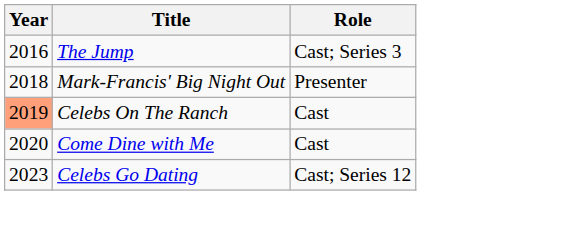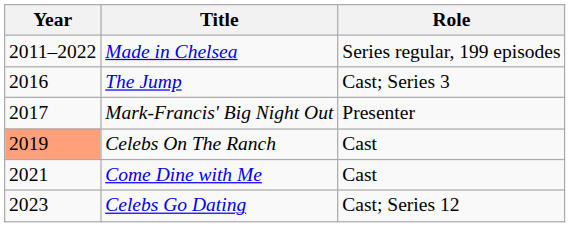+ row: (171, 50)
(29, 81) 2018 -> (29, 112) 2017
(29, 143) 2020 -> (29, 174) 2021
